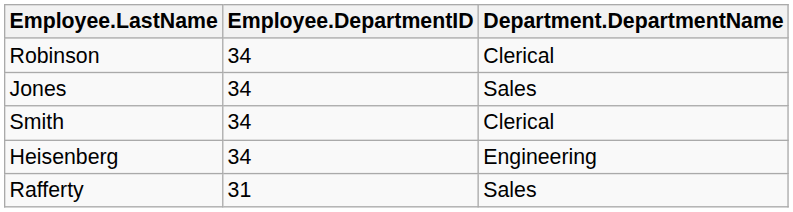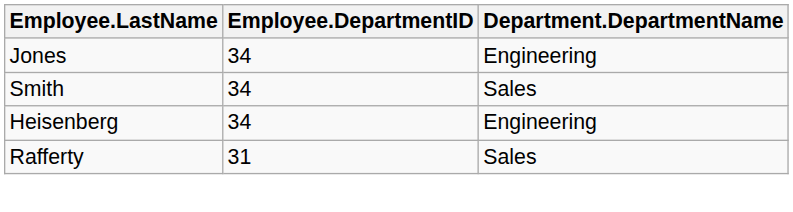- row: (55, 55)
(510, 88) Sales -> (540, 55) Engineering
(519, 122) Clerical -> (510, 88) Sales
